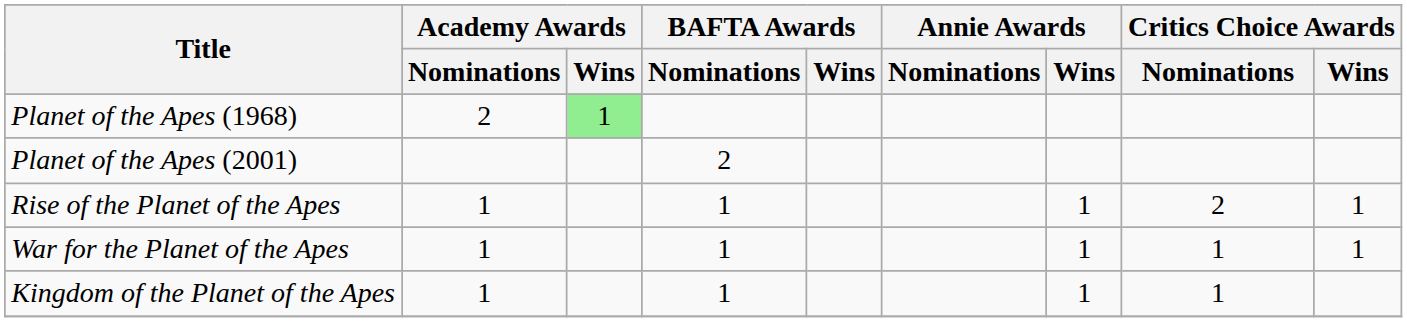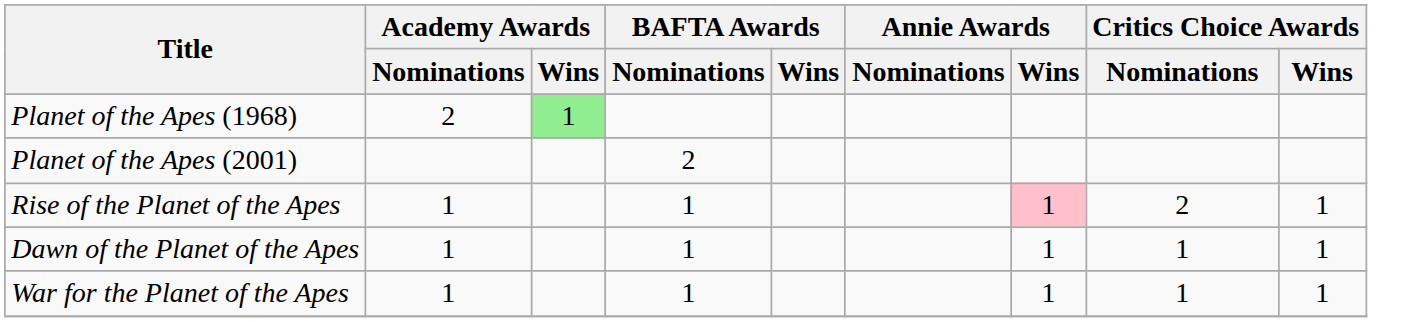(1084, 204) no background -> (1048, 204) pink background
+ row: (185, 248)
- row: (203, 293)
